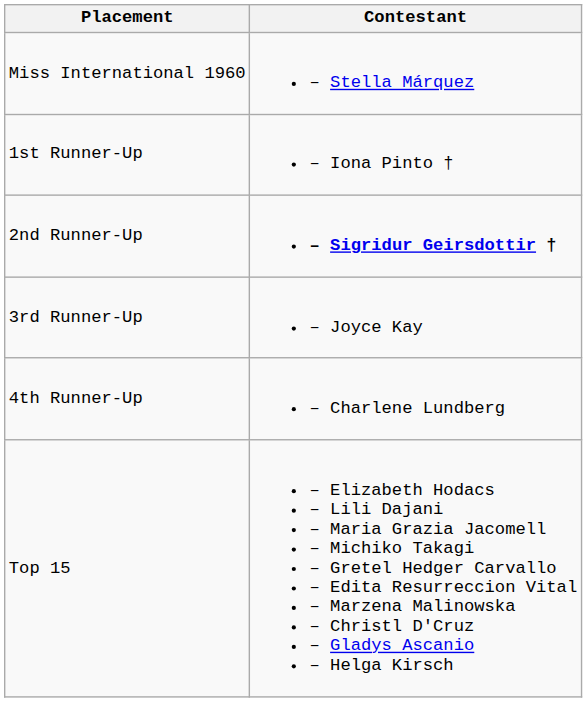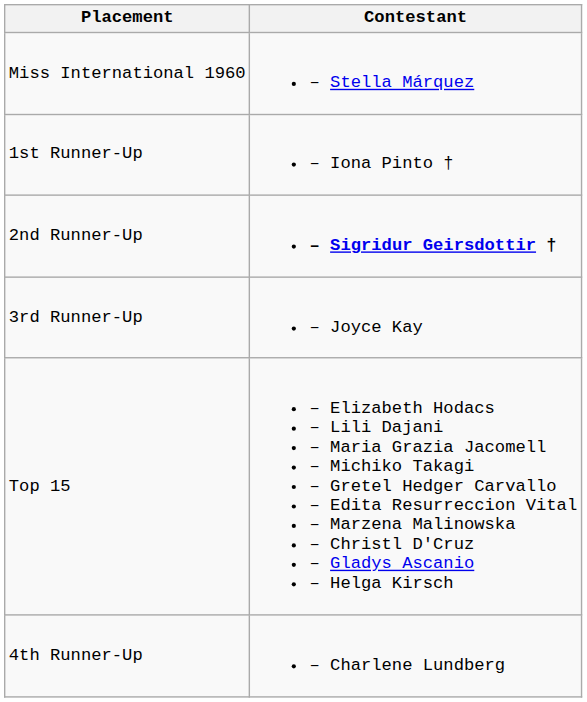rows swapped: (76, 399) <-> (40, 569)
